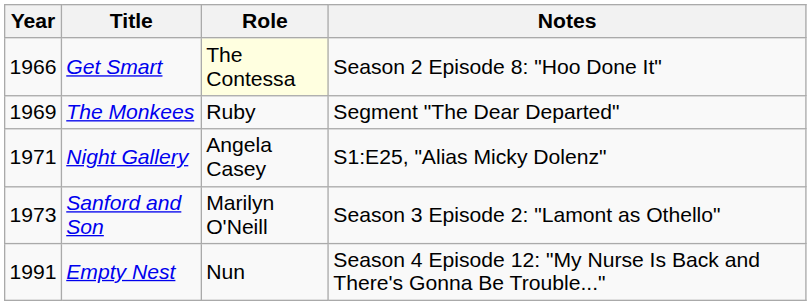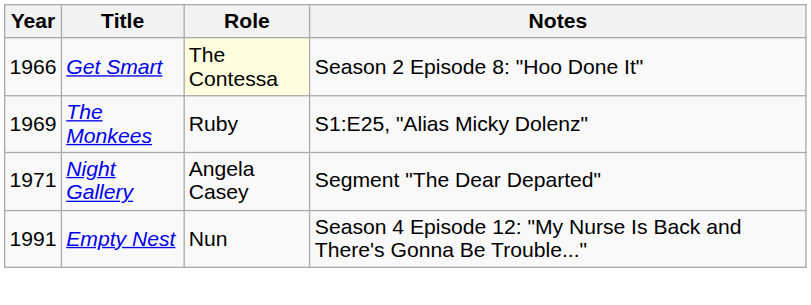(476, 111) Segment "The Dear Departed" -> (451, 123) S1:E25, "Alias Micky Dolenz"
(470, 157) S1:E25, "Alias Micky Dolenz" -> (458, 181) Segment "The Dear Departed"
- row: (124, 214)
